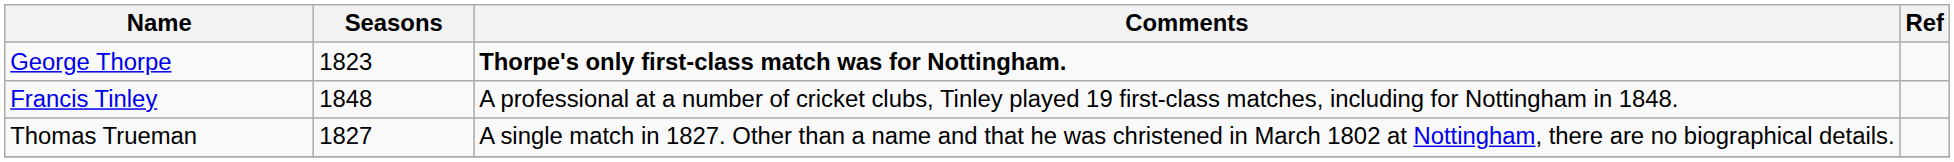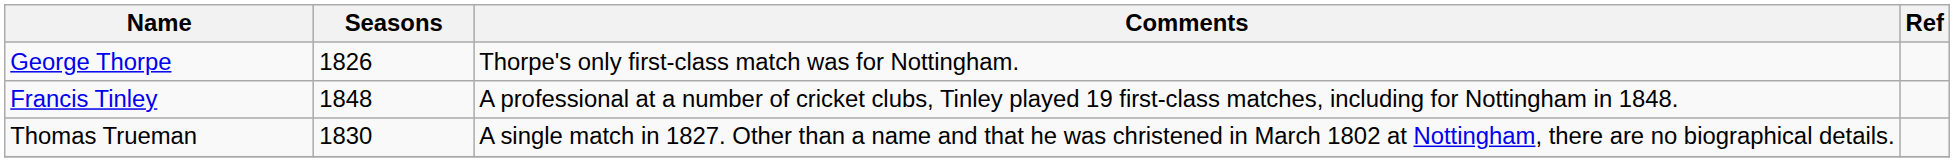(346, 61) 1823 -> (346, 61) 1826
(773, 61) bold -> (749, 61) normal
(346, 136) 1827 -> (346, 136) 1830
